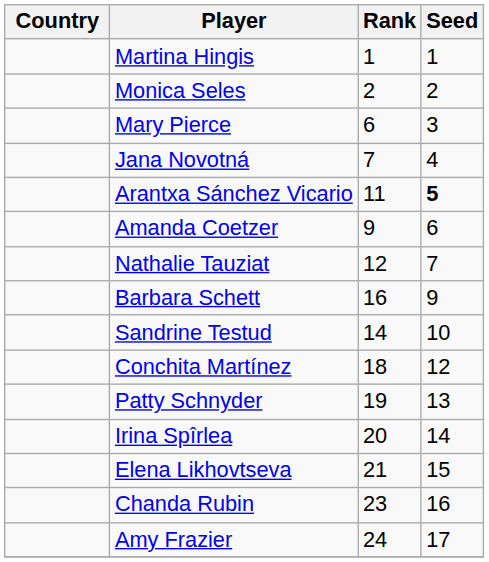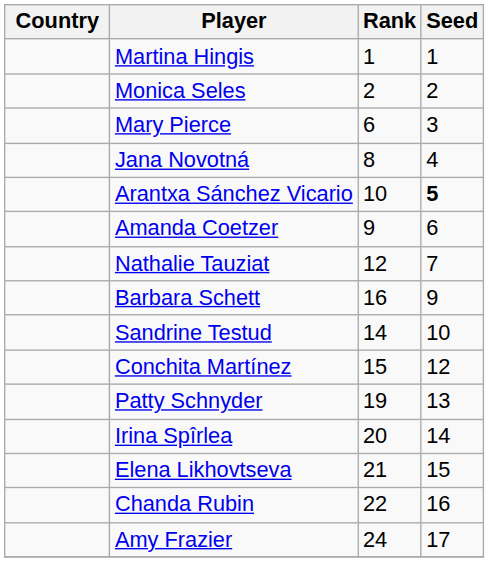(369, 159) 7 -> (369, 159) 8
(374, 194) 11 -> (375, 194) 10
(375, 366) 18 -> (375, 366) 15
(375, 504) 23 -> (375, 504) 22
